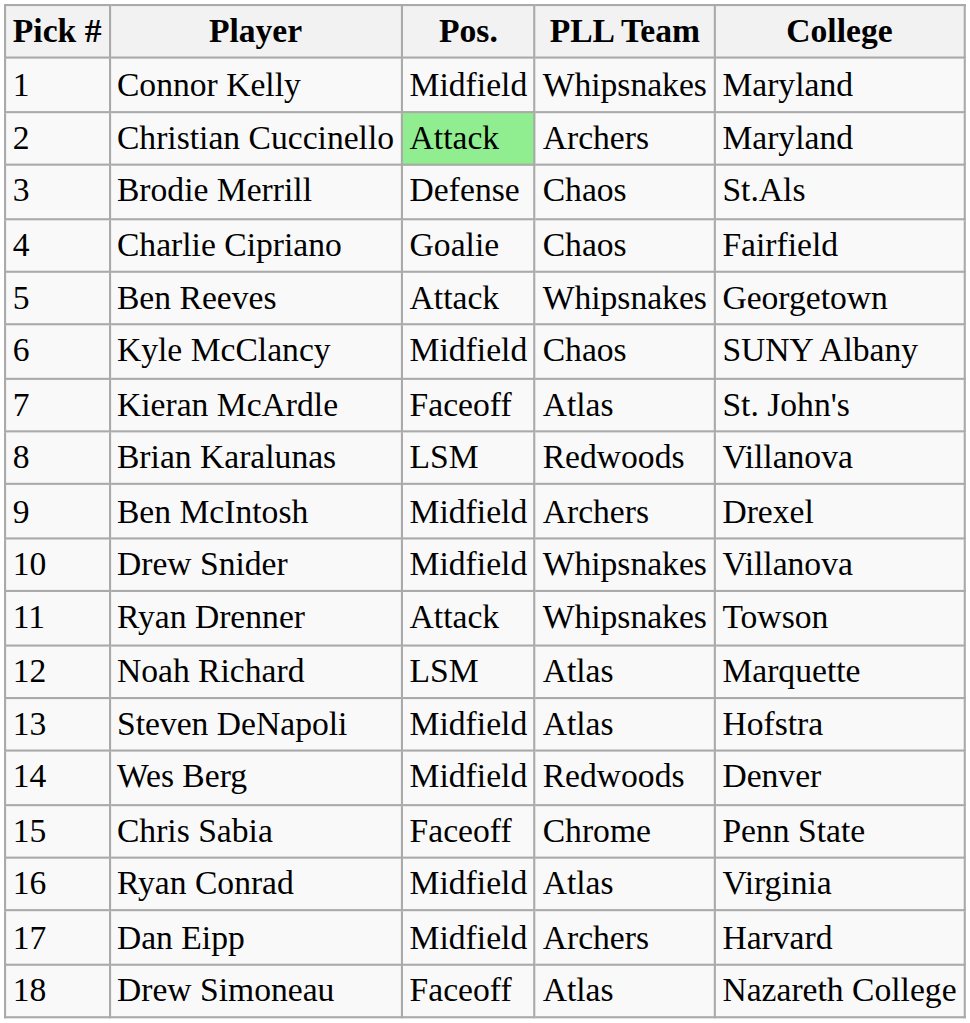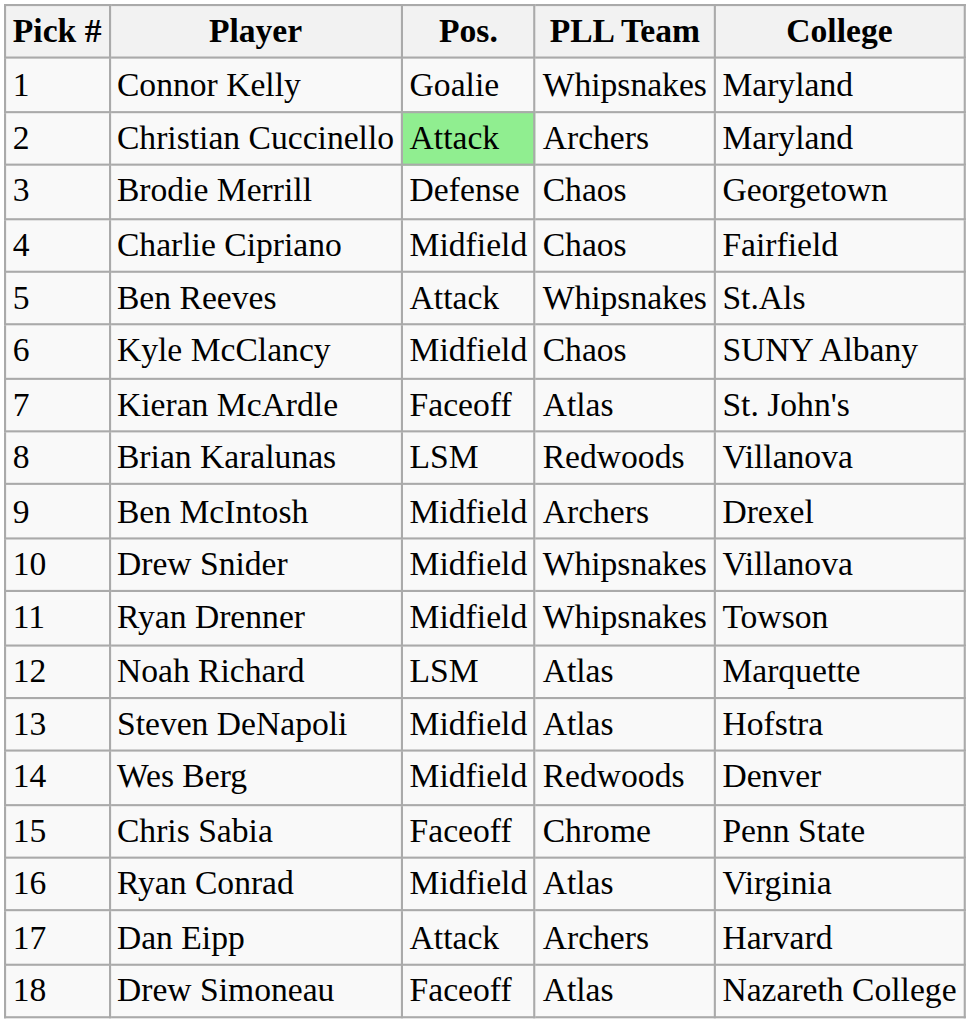(468, 84) Midfield -> (454, 84) Goalie
(764, 191) St.Als -> (805, 191) Georgetown
(454, 244) Goalie -> (468, 244) Midfield
(805, 297) Georgetown -> (764, 297) St.Als
(454, 617) Attack -> (468, 617) Midfield
(468, 937) Midfield -> (454, 937) Attack
